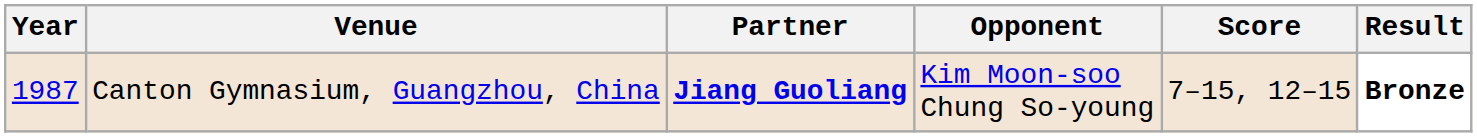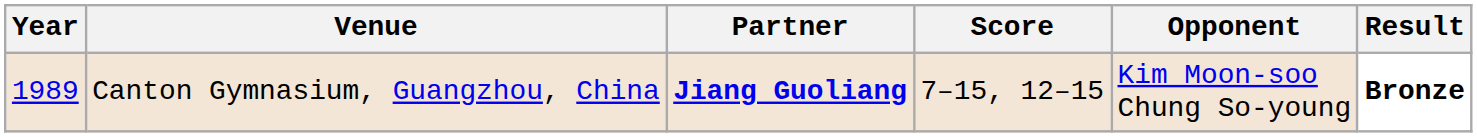columns swapped: (1037, 28) <-> (1259, 28)
(45, 92) 1987 -> (45, 92) 1989
